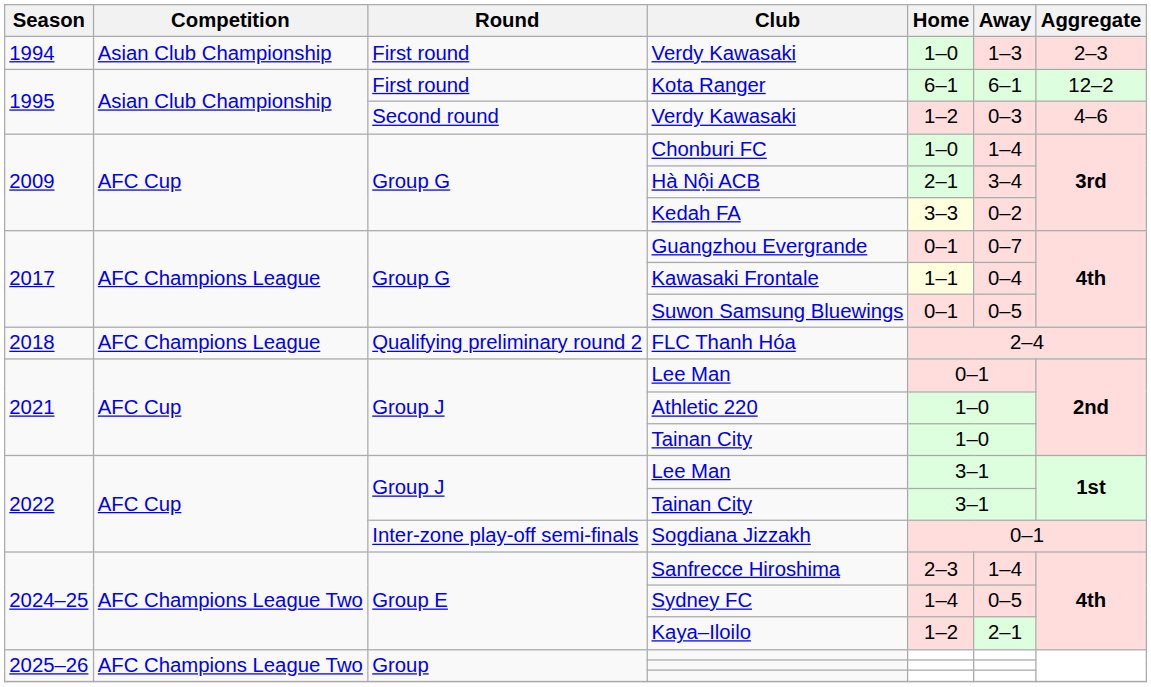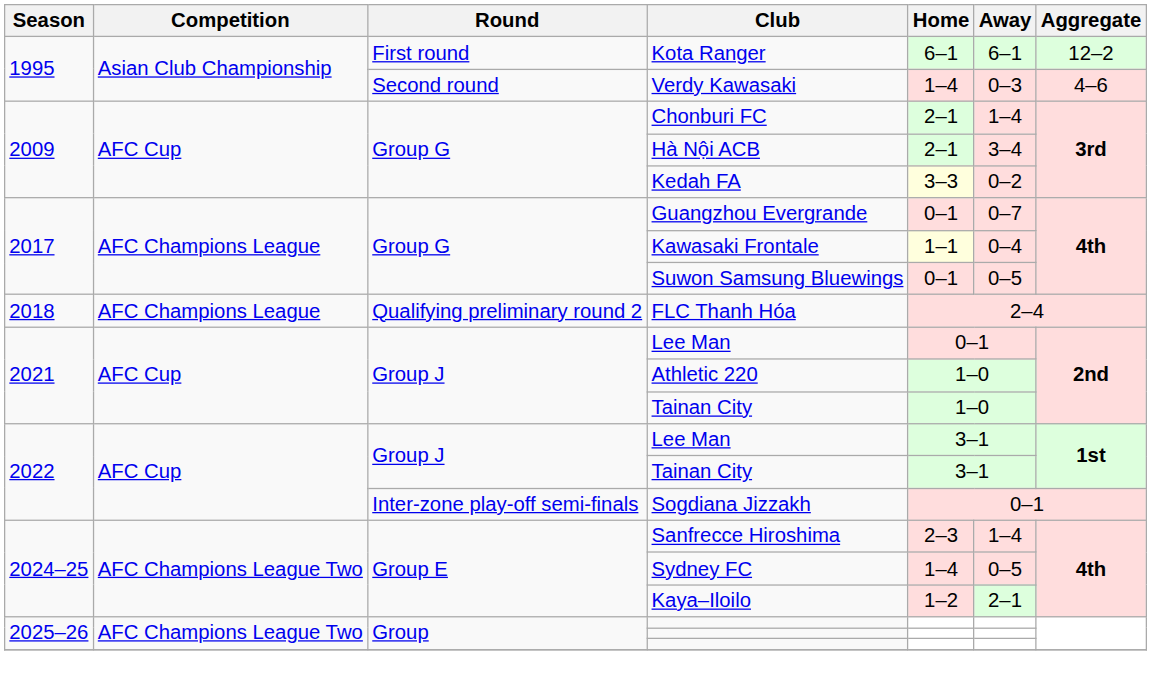- row: (32, 52)
(941, 117) 1–2 -> (941, 85) 1–4
(941, 149) 1–0 -> (941, 117) 2–1
